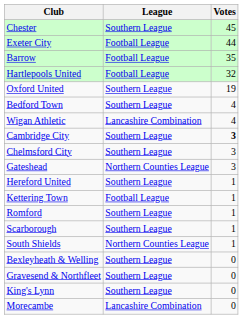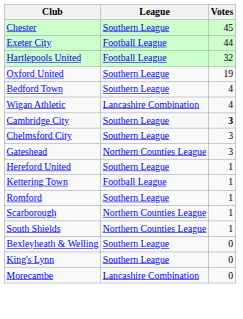- row: (21, 58)
(139, 228) Southern League -> (155, 213) Northern Counties League
- row: (54, 275)
